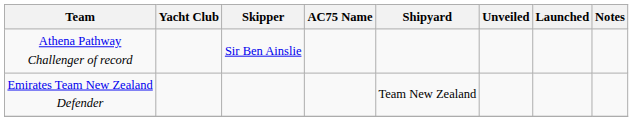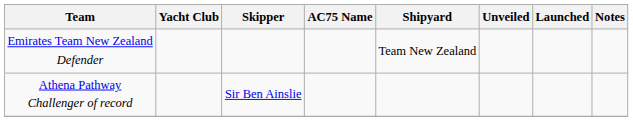rows swapped: (80, 94) <-> (80, 51)
